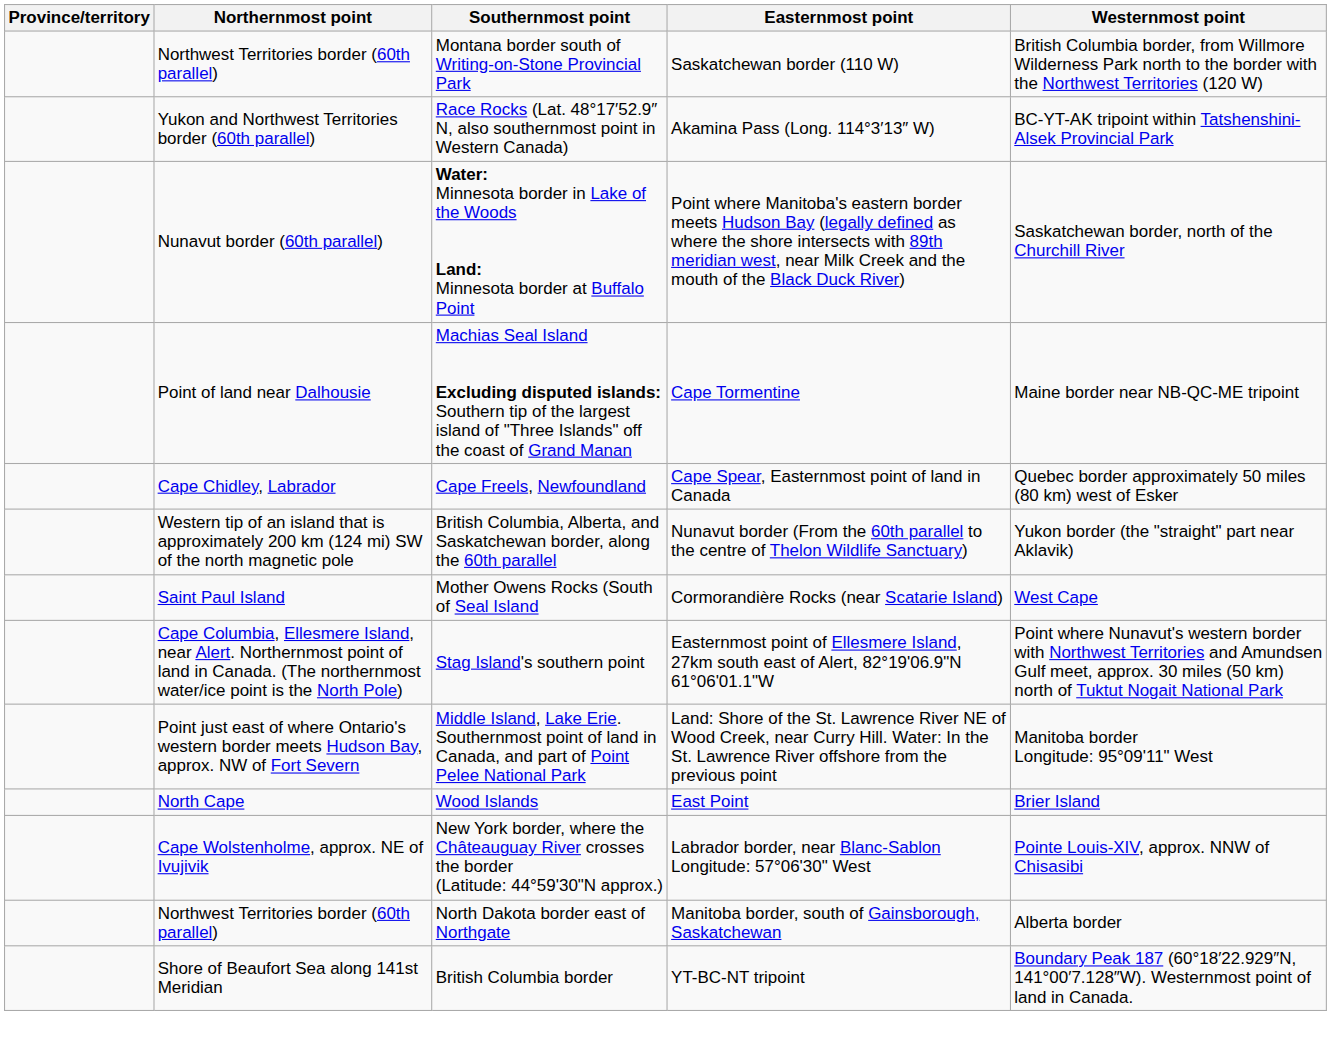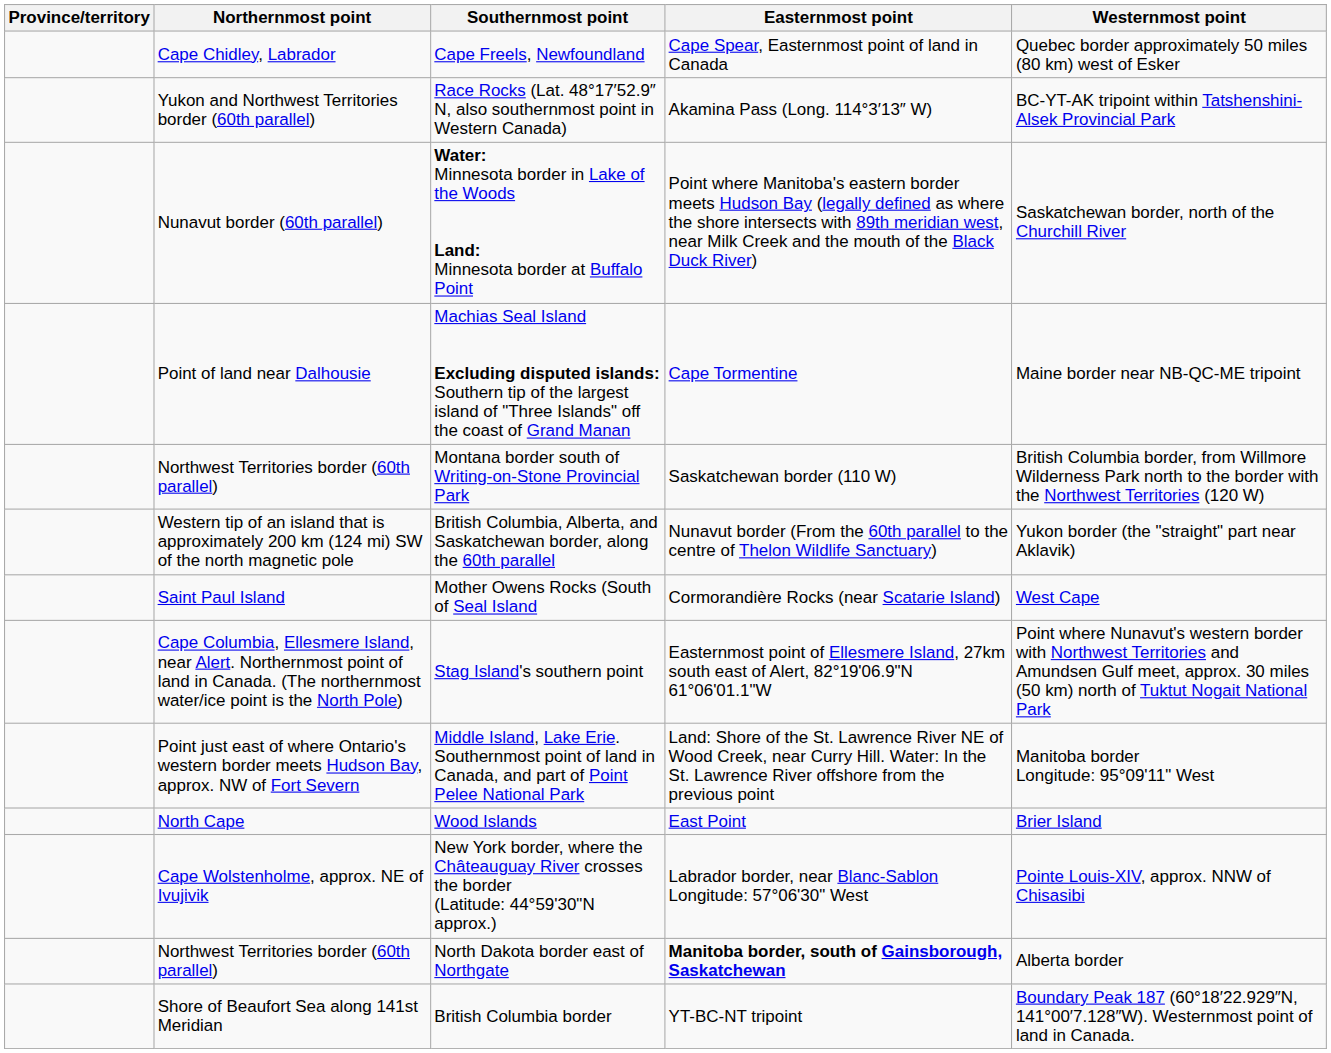rows swapped: (538, 63) <-> (541, 486)
(825, 922) normal -> (835, 960) bold
